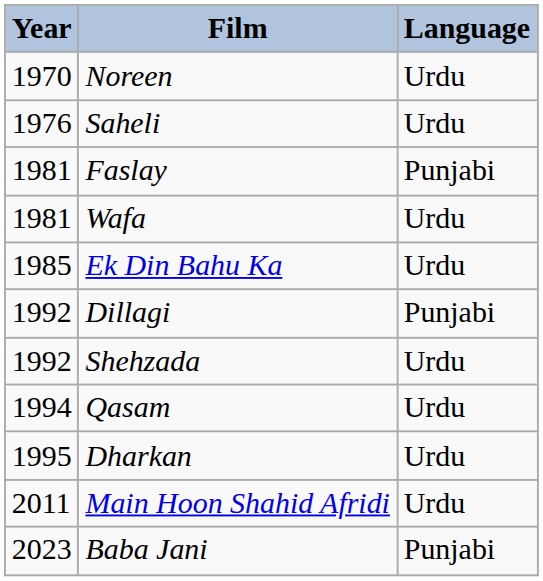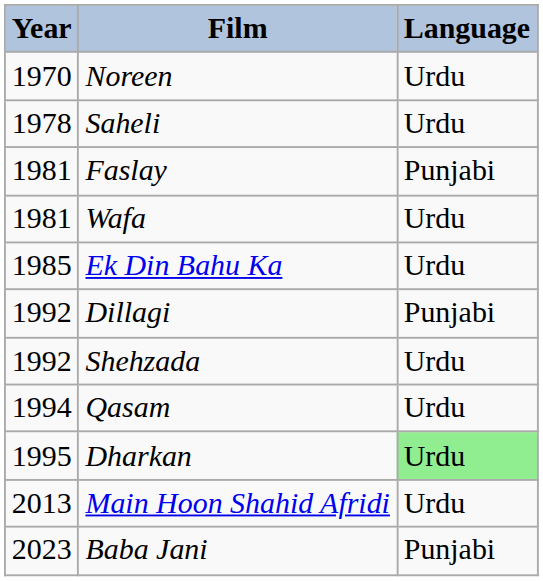(42, 123) 1976 -> (42, 123) 1978
(434, 455) no background -> (434, 455) lightgreen background
(41, 502) 2011 -> (42, 502) 2013
